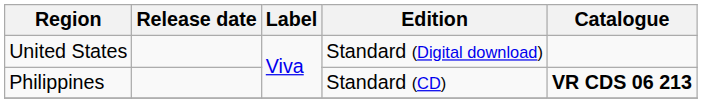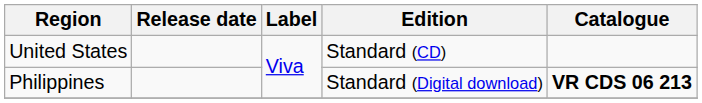(435, 51) Standard (Digital download) -> (386, 51) Standard (CD)
(386, 82) Standard (CD) -> (435, 82) Standard (Digital download)
